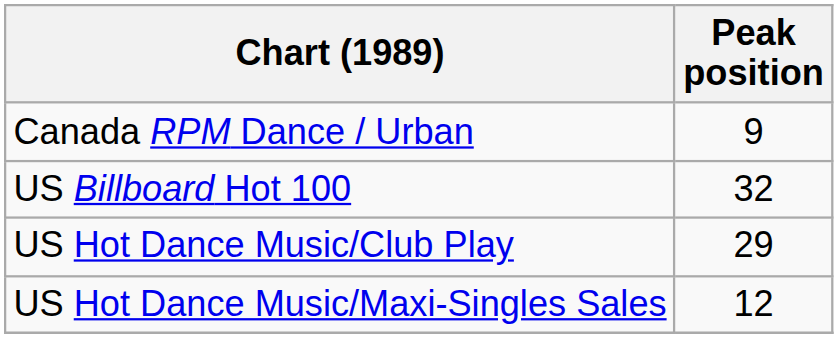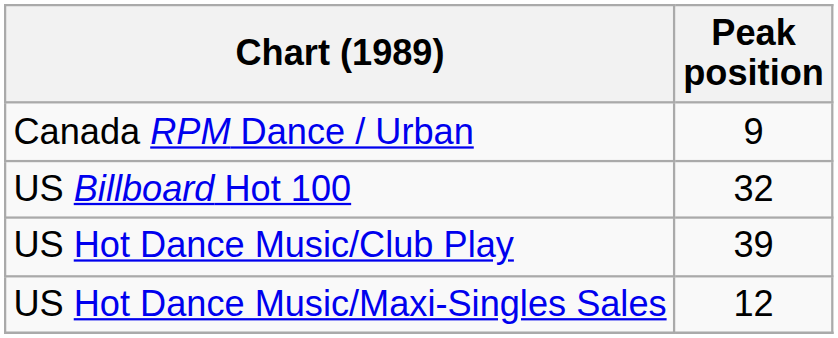(754, 245) 29 -> (754, 245) 39
